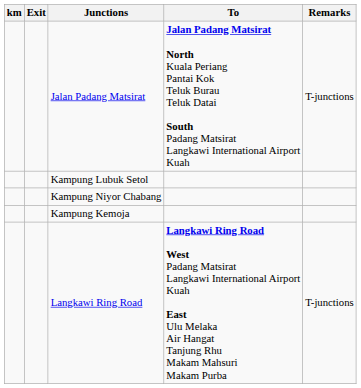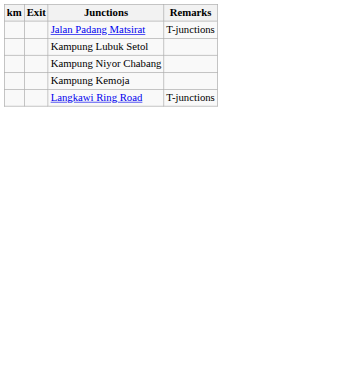- column: (233, 13)
